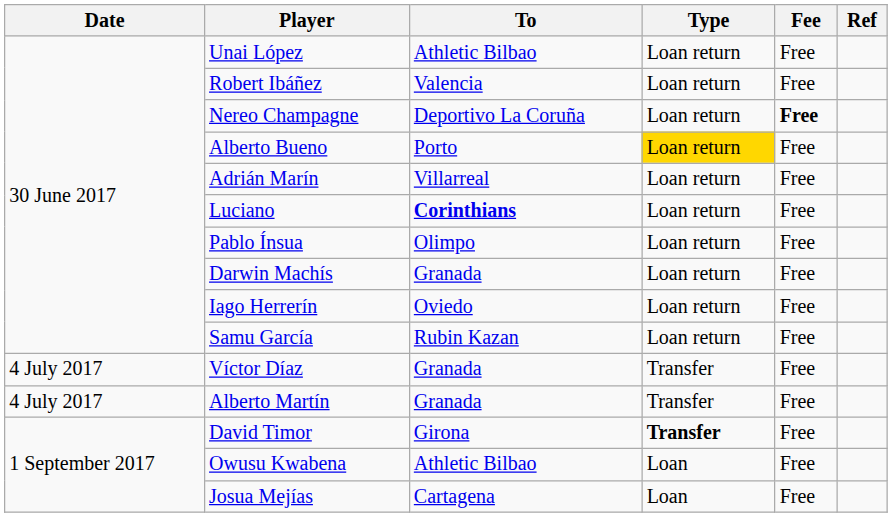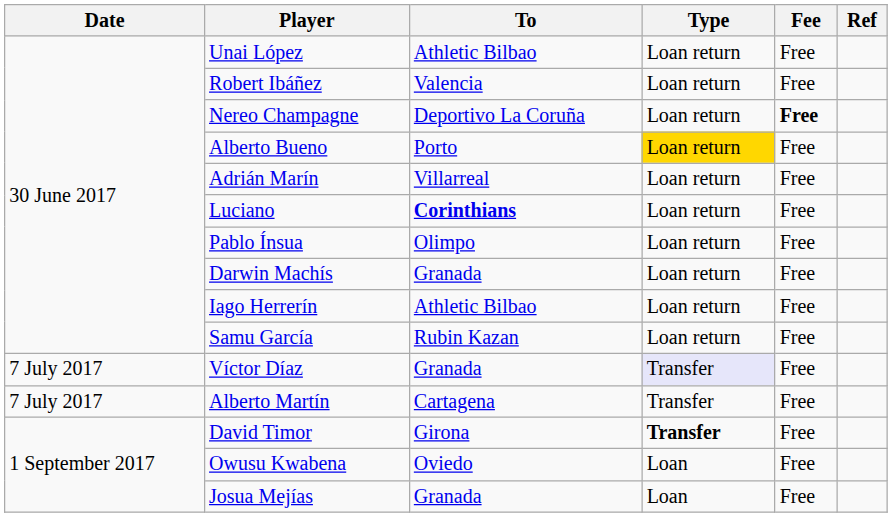(443, 305) Oviedo -> (475, 305) Athletic Bilbao
(56, 369) 4 July 2017 -> (56, 369) 7 July 2017
(680, 369) no background -> (680, 369) lavender background
(56, 400) 4 July 2017 -> (56, 400) 7 July 2017
(448, 400) Granada -> (454, 400) Cartagena
(475, 464) Athletic Bilbao -> (443, 464) Oviedo
(454, 496) Cartagena -> (448, 496) Granada
